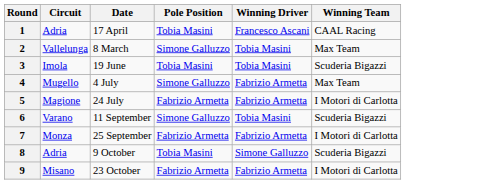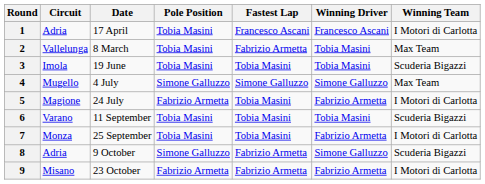+ column: (272, 12)
(345, 30) CAAL Racing -> (436, 30) I Motori di Carlotta
(193, 47) Simone Galluzzo -> (185, 47) Tobia Masini
(271, 82) Fabrizio Armetta -> (351, 82) Simone Galluzzo
(193, 117) Simone Galluzzo -> (185, 117) Tobia Masini
(193, 135) Fabrizio Armetta -> (185, 135) Tobia Masini
(185, 152) Tobia Masini -> (193, 152) Simone Galluzzo
